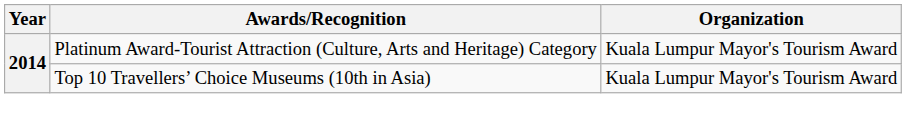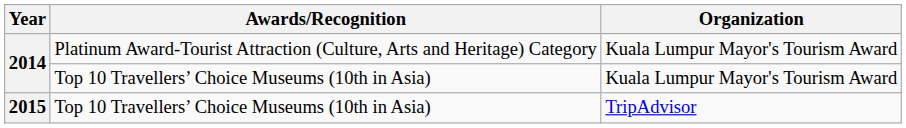+ row: (27, 107)
